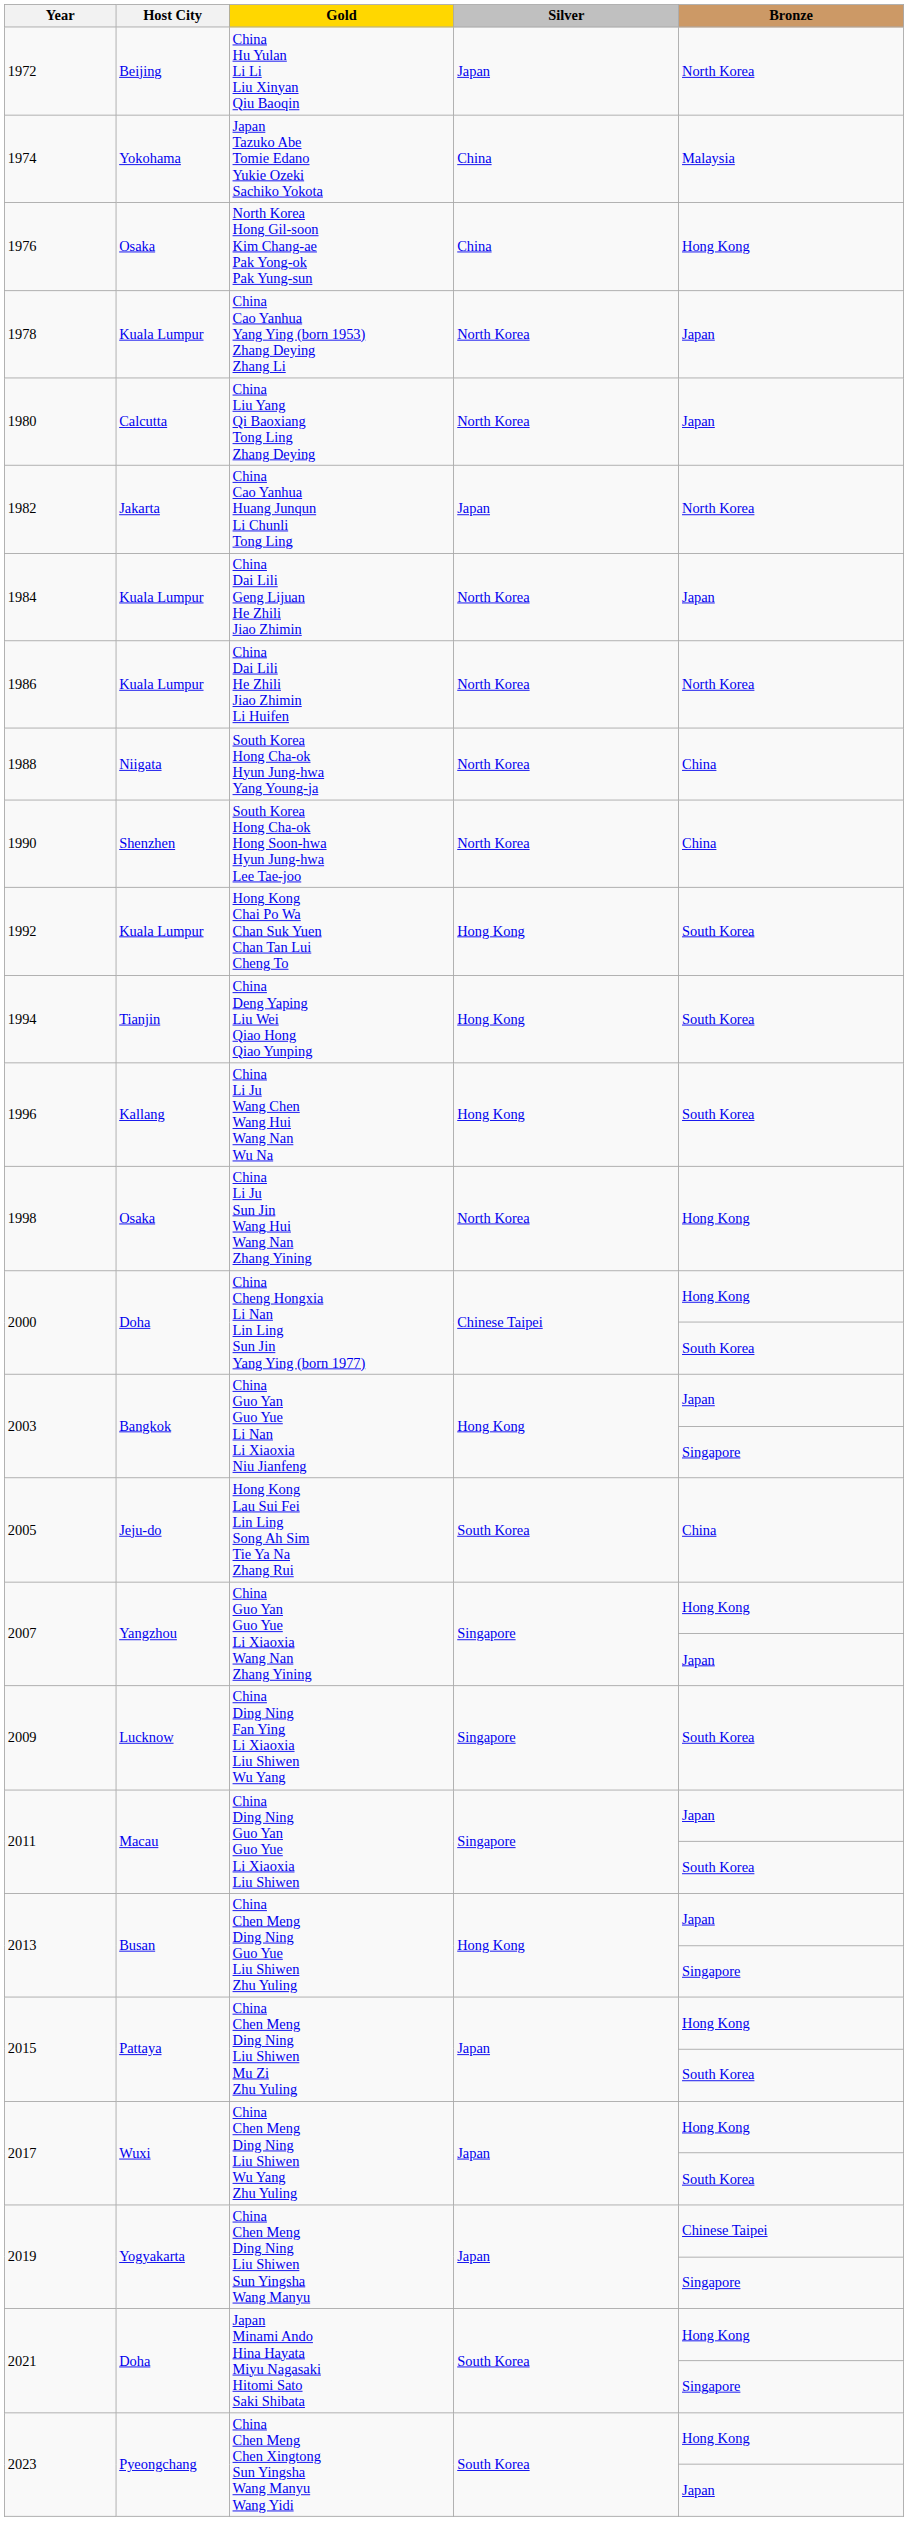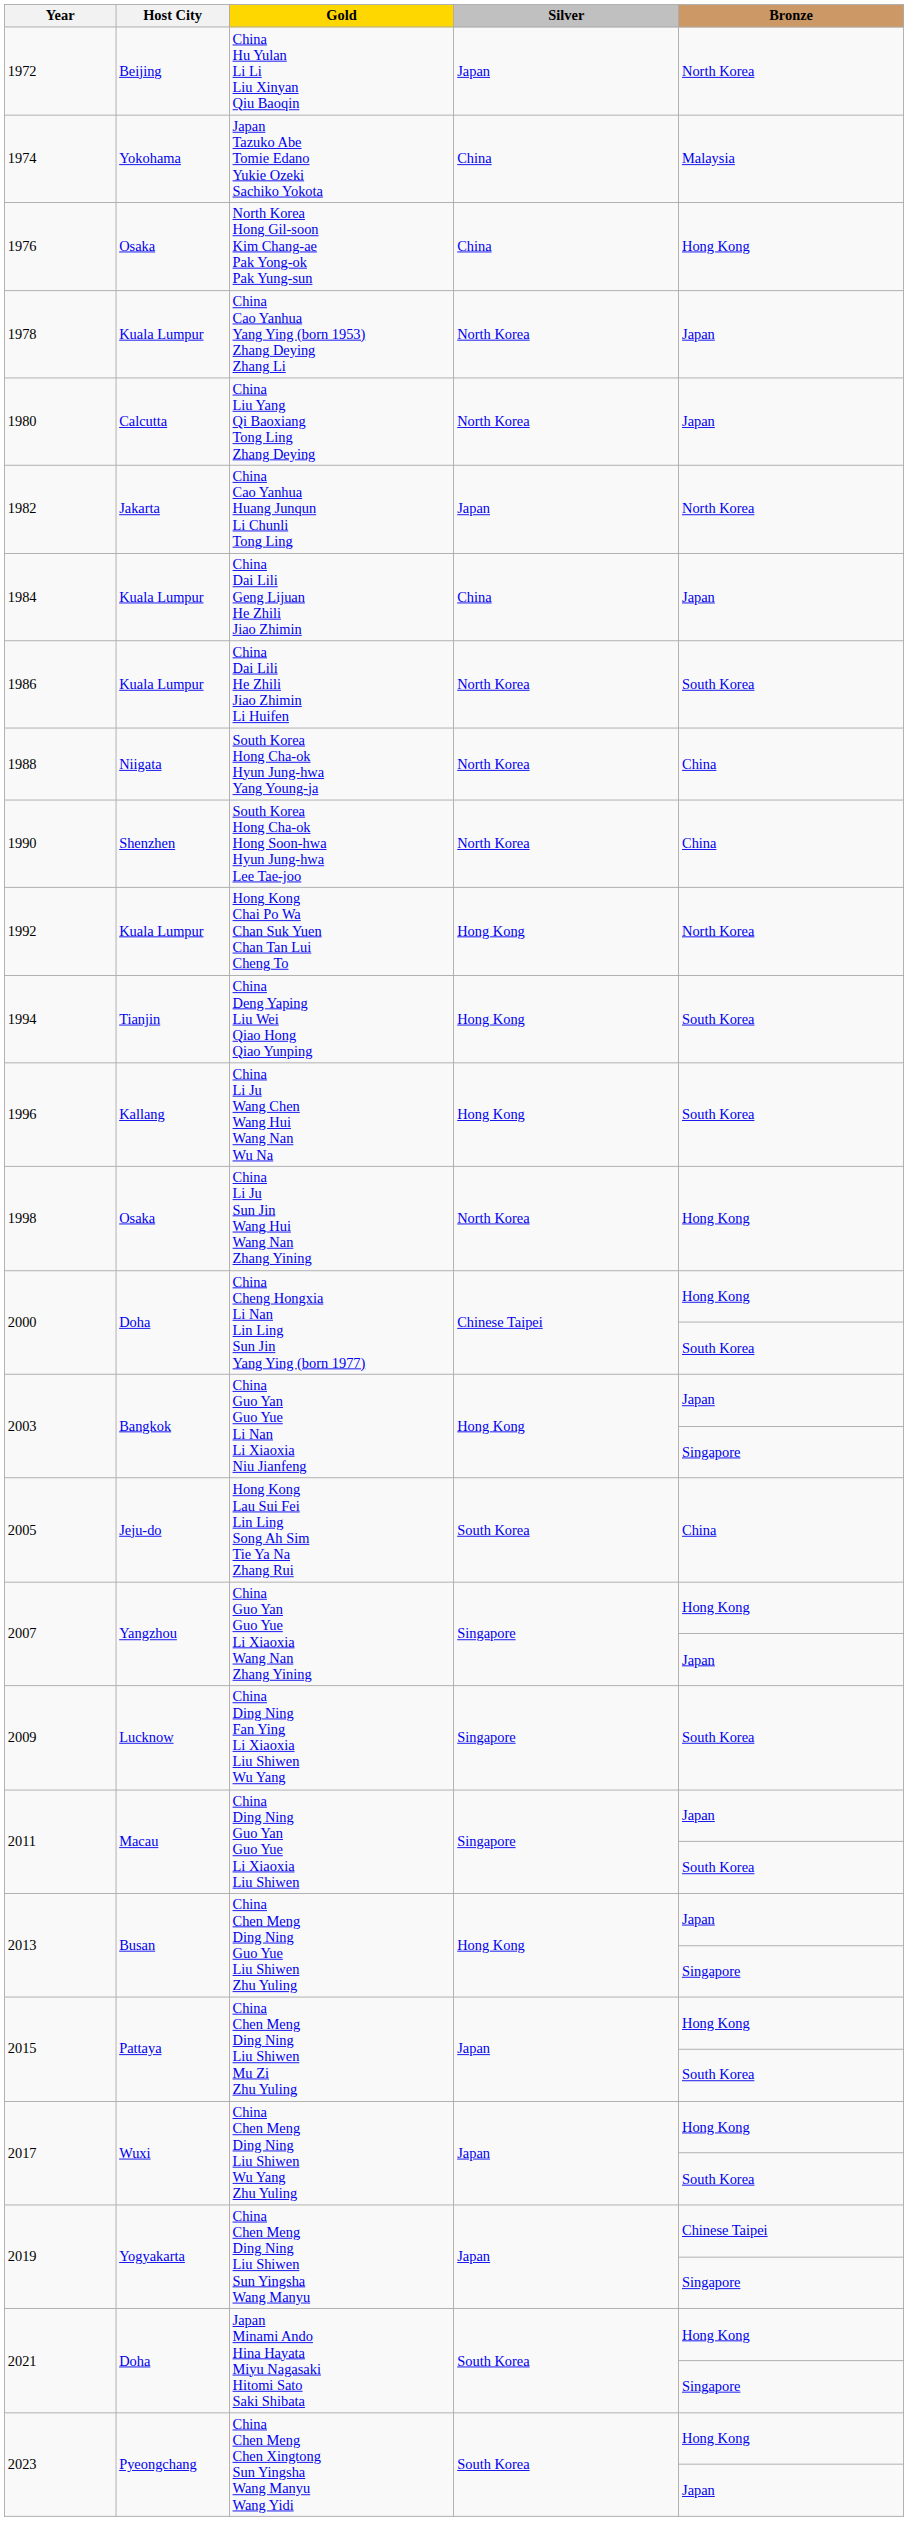(493, 596) North Korea -> (474, 596) China
(718, 684) North Korea -> (718, 684) South Korea
(718, 931) South Korea -> (718, 931) North Korea
